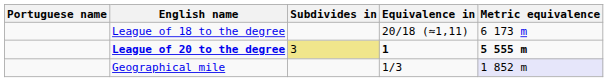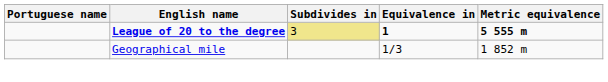- row: (199, 31)
(504, 67) lavender background -> (504, 49) no background
